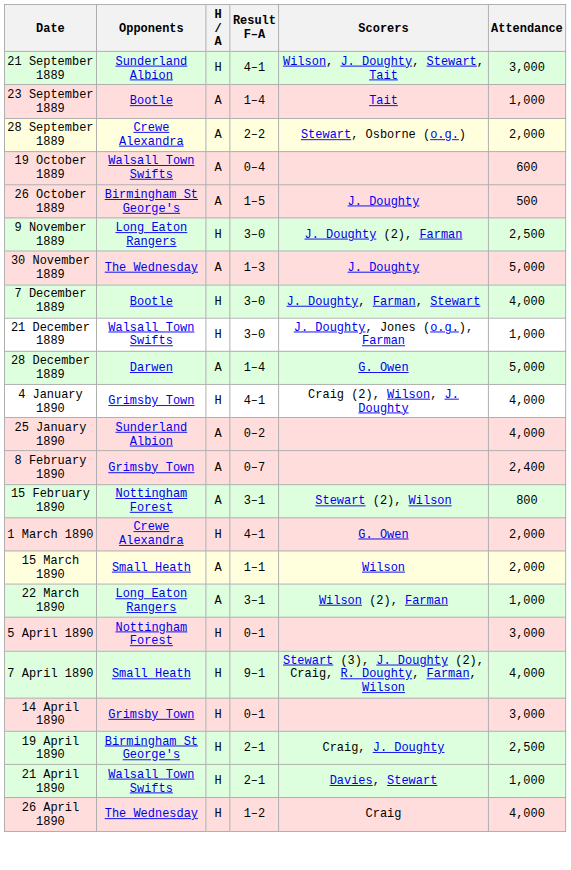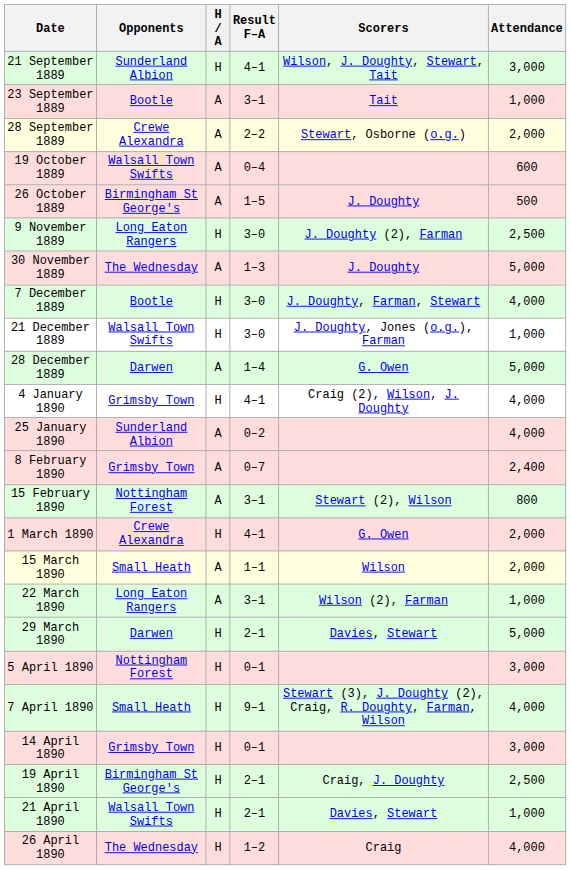(254, 101) 1–4 -> (254, 101) 3–1
+ row: (50, 634)
